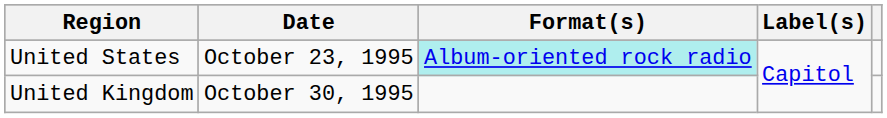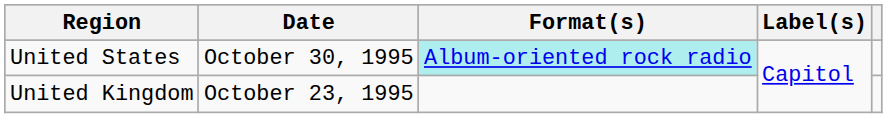(309, 58) October 23, 1995 -> (309, 58) October 30, 1995
(309, 94) October 30, 1995 -> (309, 94) October 23, 1995
